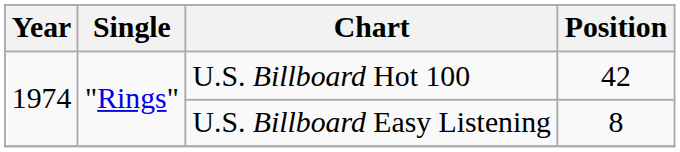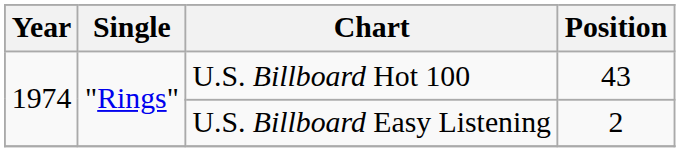(616, 75) 42 -> (616, 75) 43
(616, 122) 8 -> (616, 122) 2
